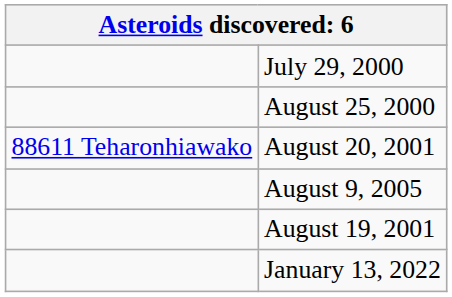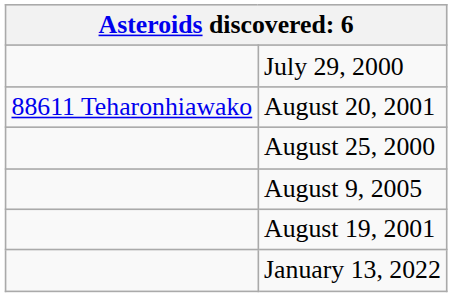rows swapped: (350, 106) <-> (350, 147)
